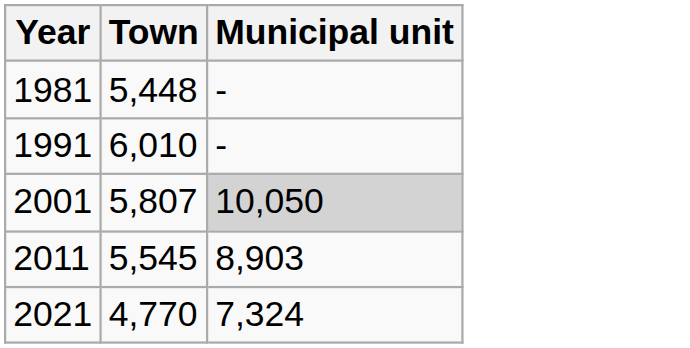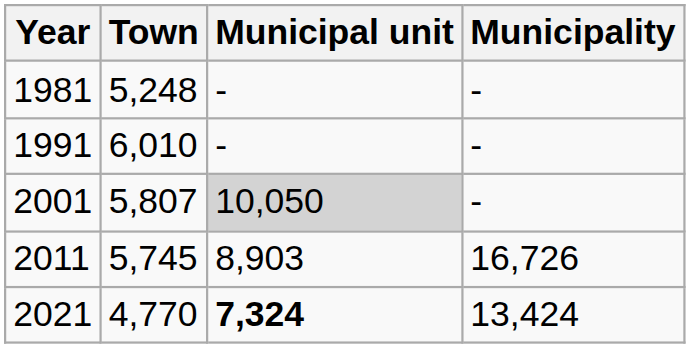+ column: (573, 32)
(153, 88) 5,448 -> (153, 88) 5,248
(153, 257) 5,545 -> (153, 257) 5,745
(260, 314) normal -> (260, 314) bold
